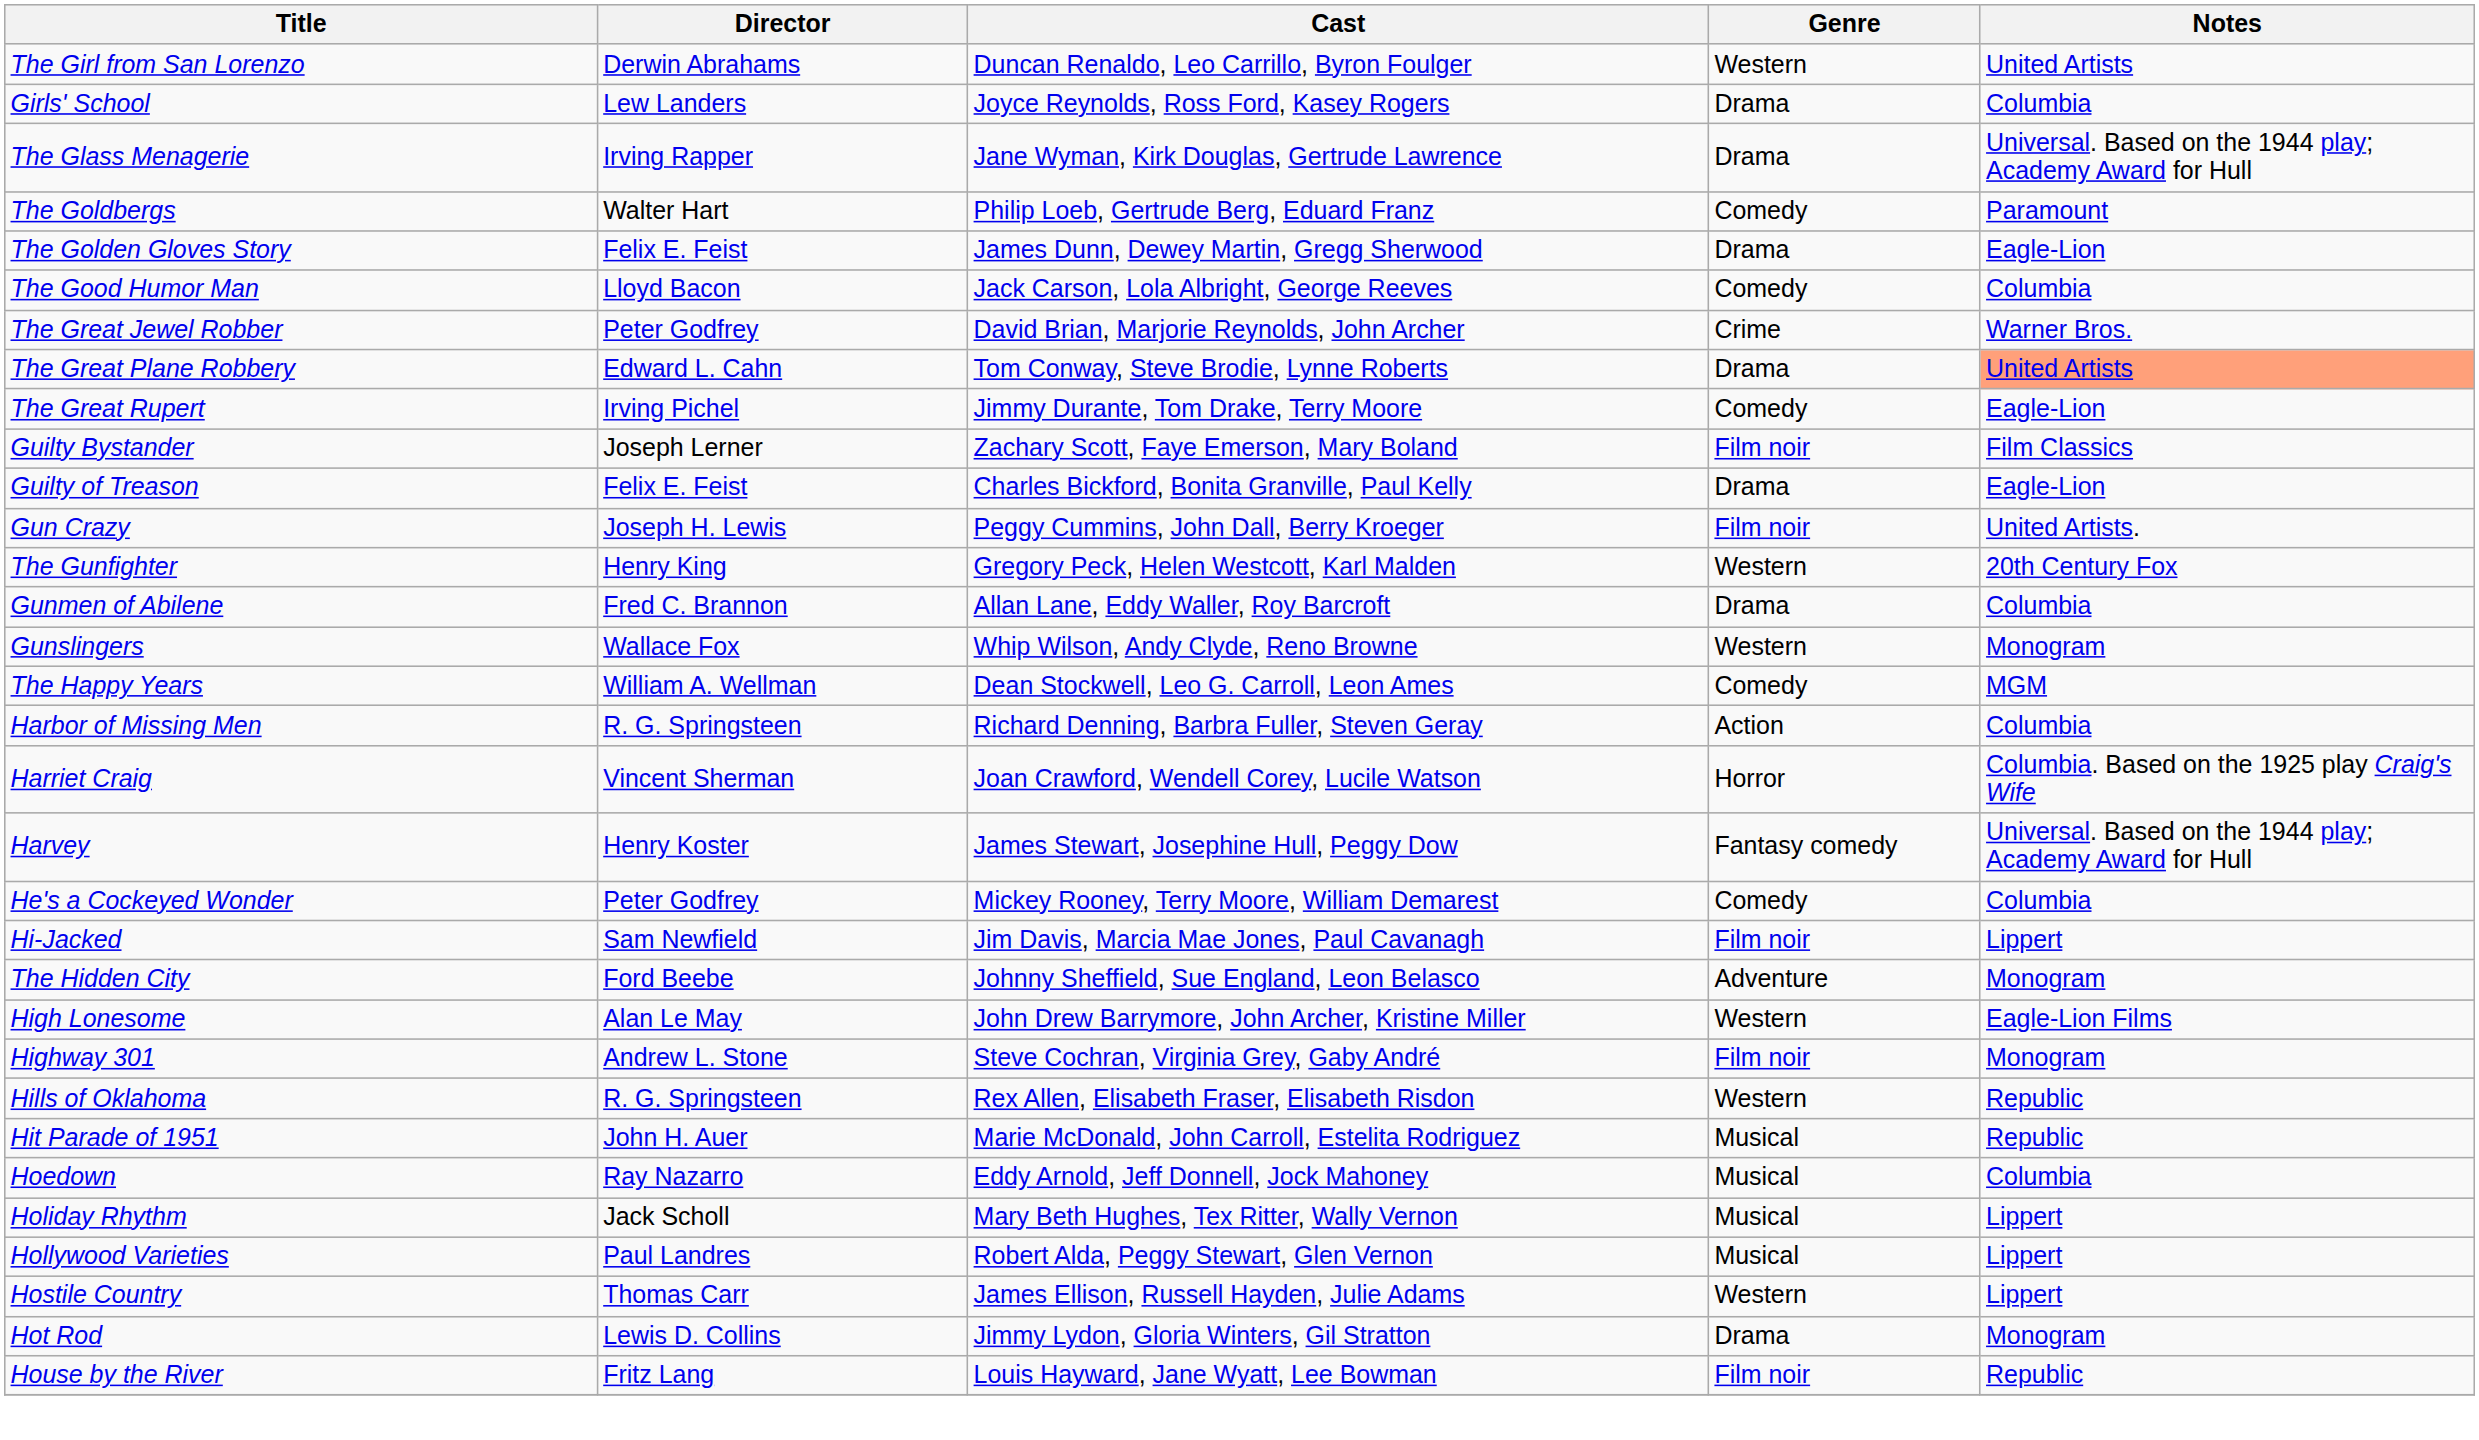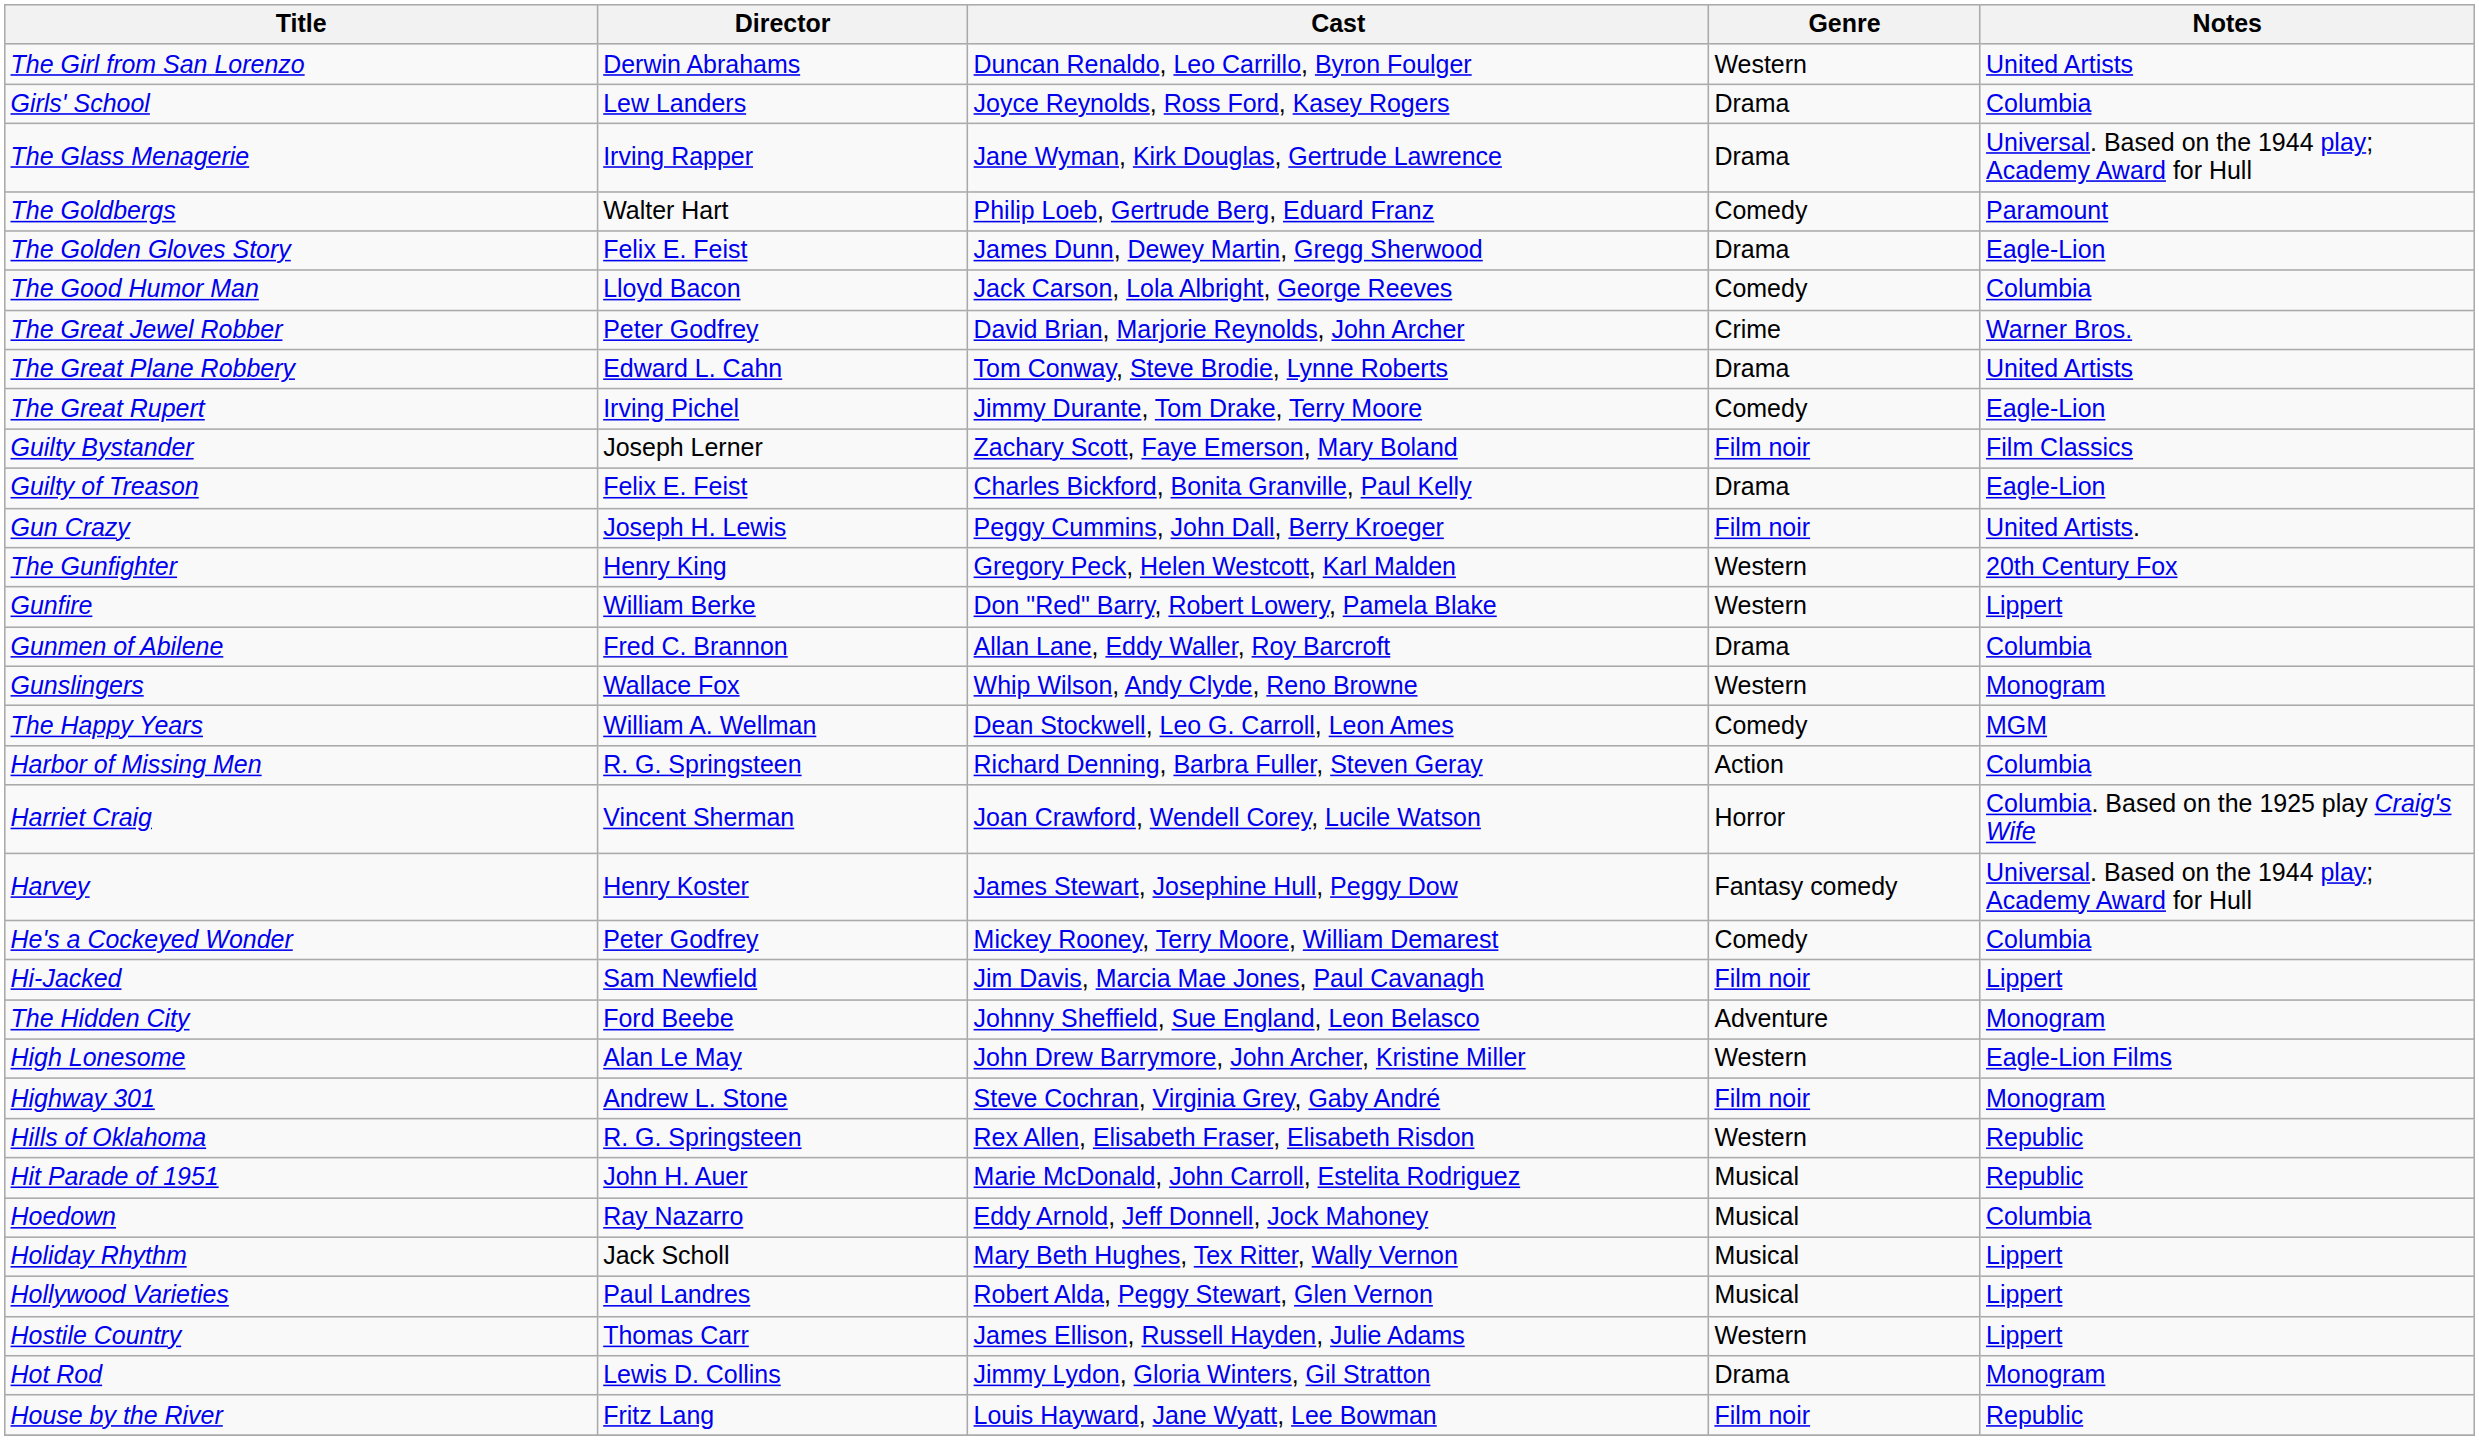(2060, 369) lightsalmon background -> (2060, 369) no background
+ row: (51, 606)
